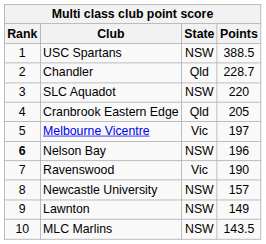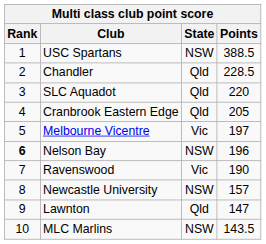(239, 72) 228.7 -> (239, 72) 228.5
(199, 92) NSW -> (199, 92) Qld
(199, 209) NSW -> (199, 209) Qld
(239, 209) 149 -> (239, 209) 147
